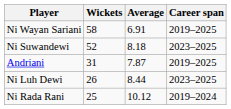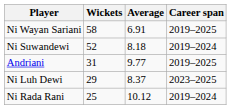(193, 46) 2023–2025 -> (193, 46) 2019–2024
(137, 63) 7.87 -> (137, 63) 9.77
(92, 79) 26 -> (92, 79) 29
(137, 79) 8.44 -> (137, 79) 8.37
